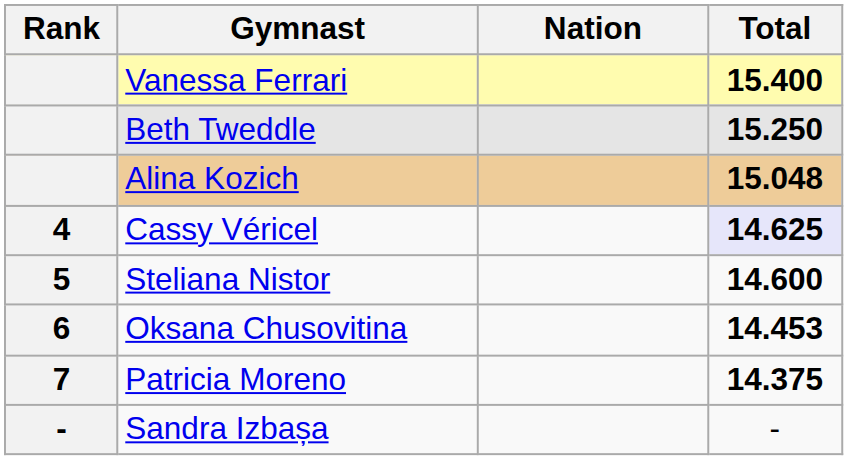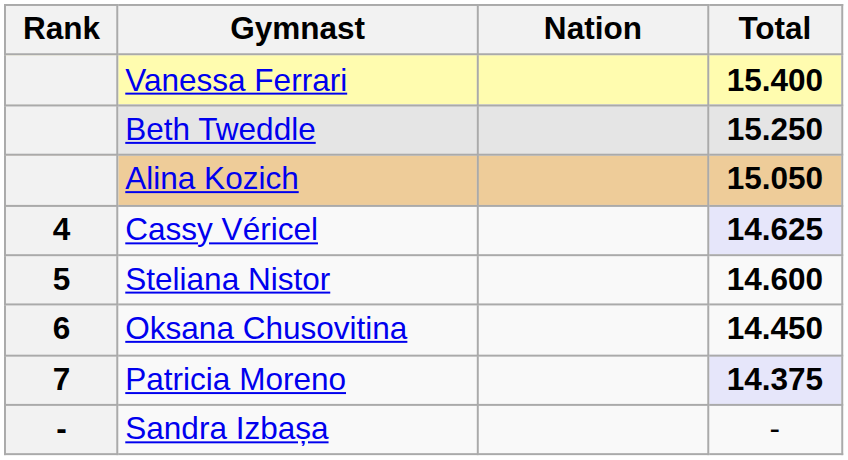(775, 179) 15.048 -> (775, 179) 15.050
(775, 329) 14.453 -> (775, 329) 14.450
(775, 379) no background -> (775, 379) lavender background
